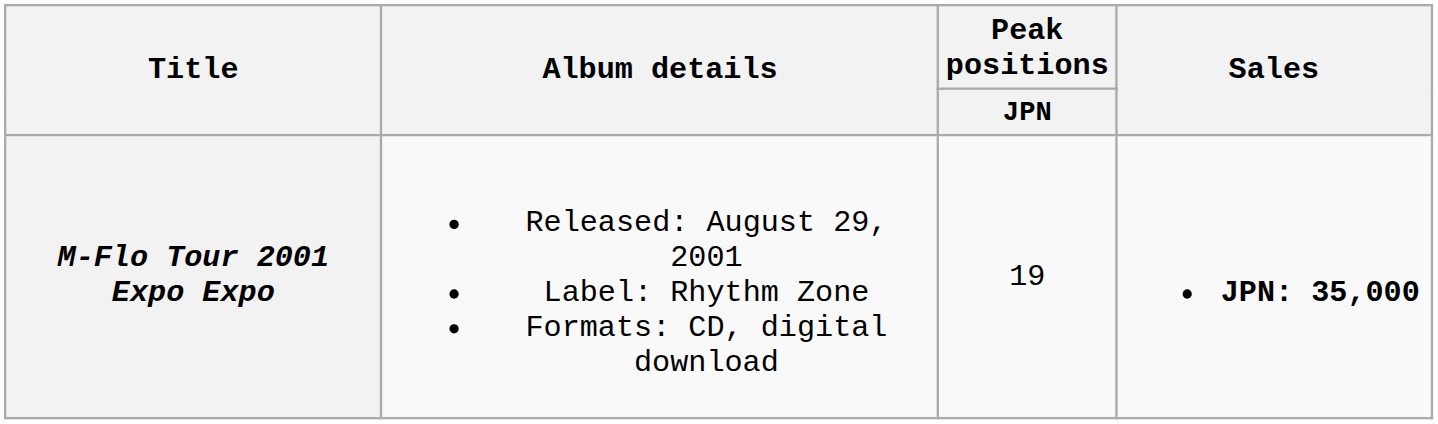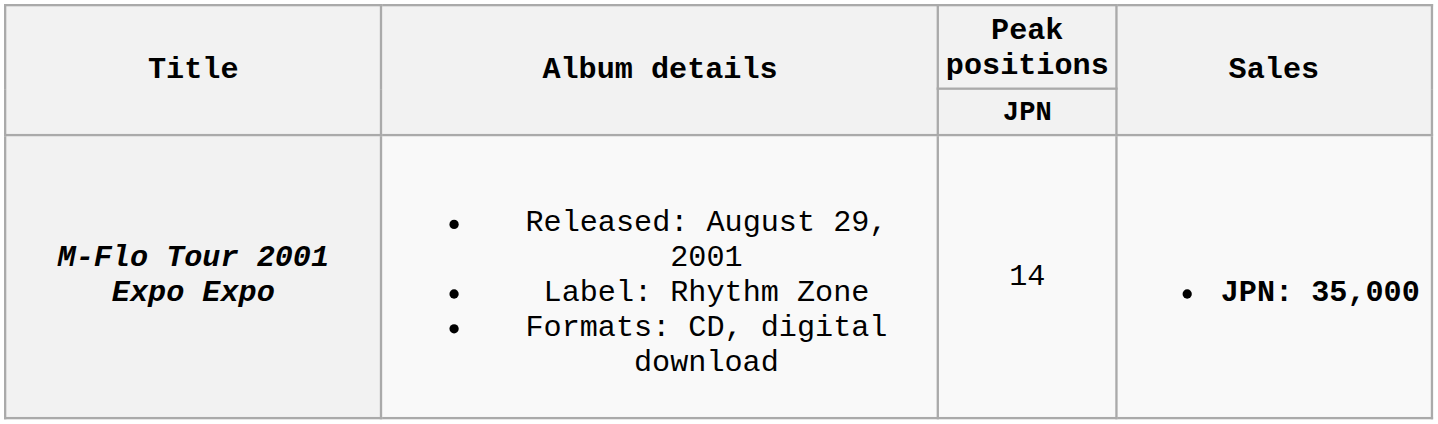(1027, 276) 19 -> (1027, 276) 14
